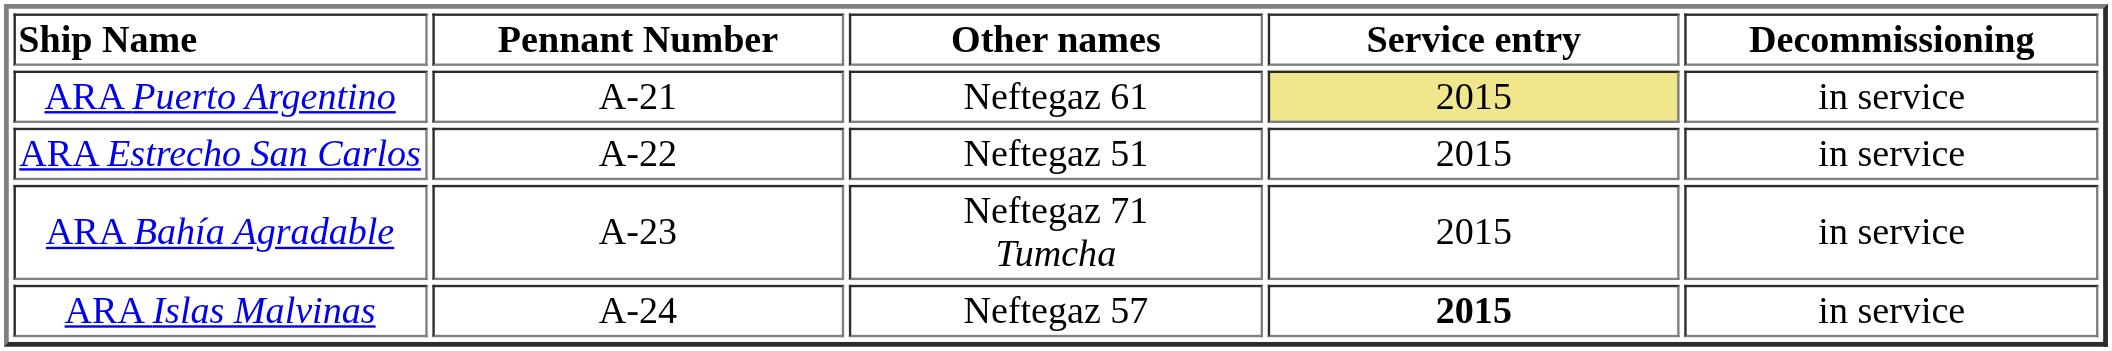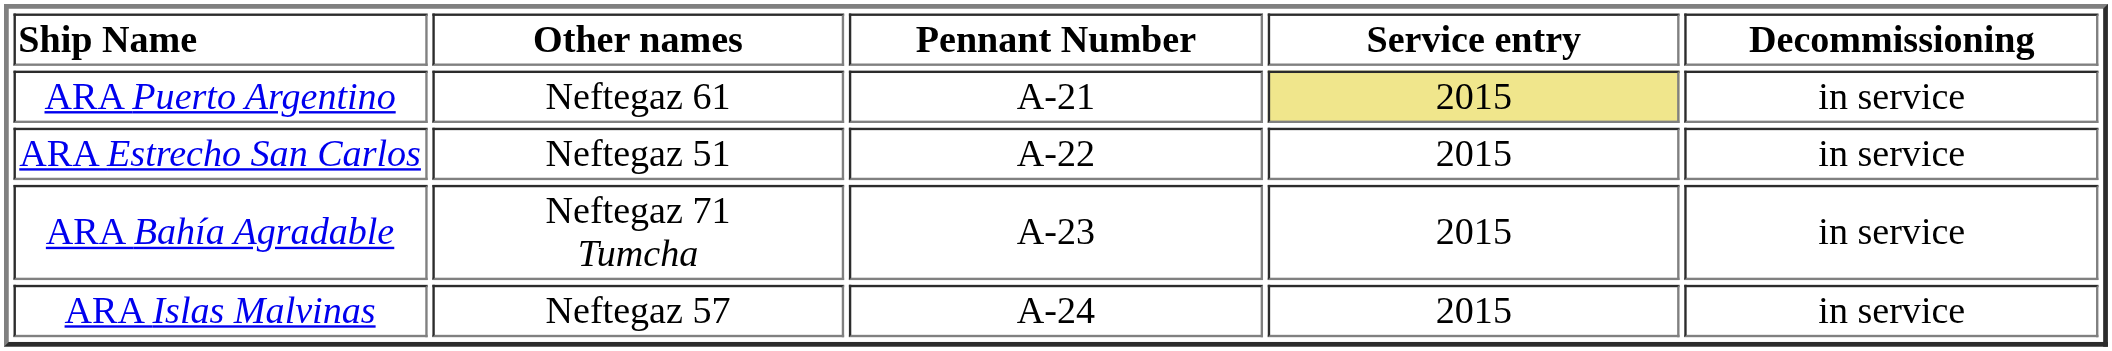columns swapped: (638, 39) <-> (1056, 39)
(1474, 310) bold -> (1474, 310) normal
